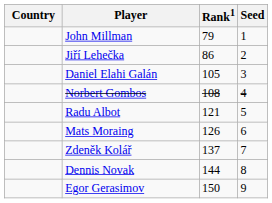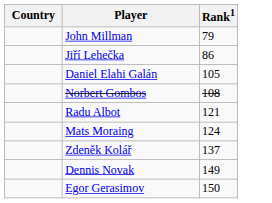- column: (253, 15)
(211, 131) 126 -> (211, 131) 124
(211, 169) 144 -> (211, 169) 149
